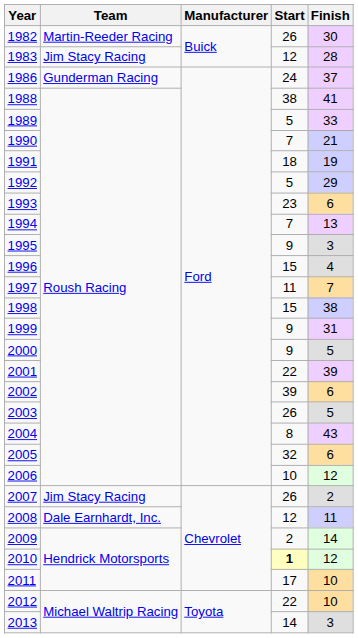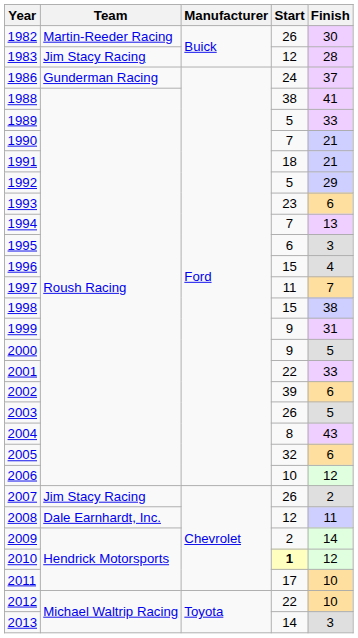(330, 162) 19 -> (330, 162) 21
(290, 246) 9 -> (290, 246) 6
(330, 371) 39 -> (330, 371) 33
